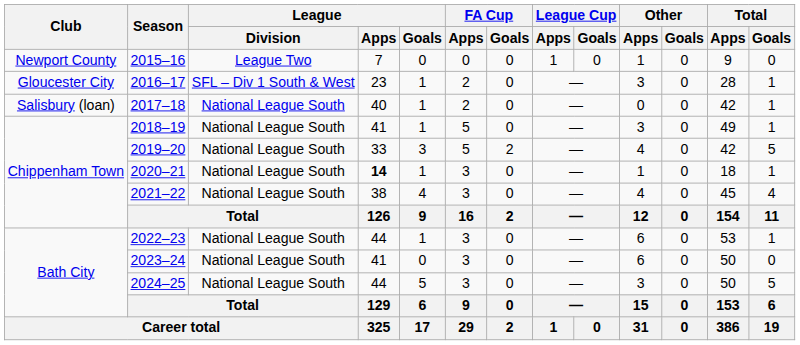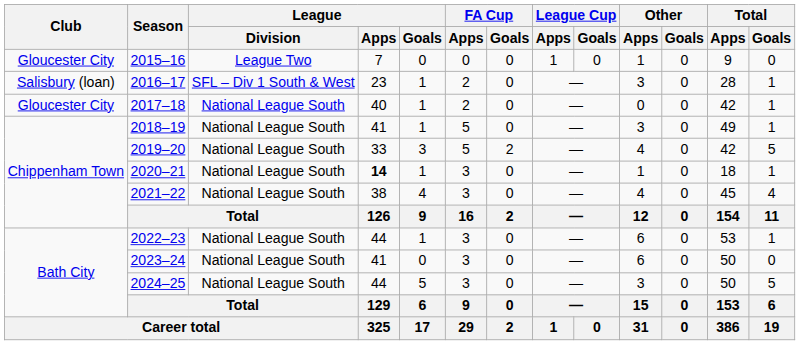(66, 60) Newport County -> (66, 60) Gloucester City
(66, 82) Gloucester City -> (66, 82) Salisbury (loan)
(66, 104) Salisbury (loan) -> (66, 104) Gloucester City
